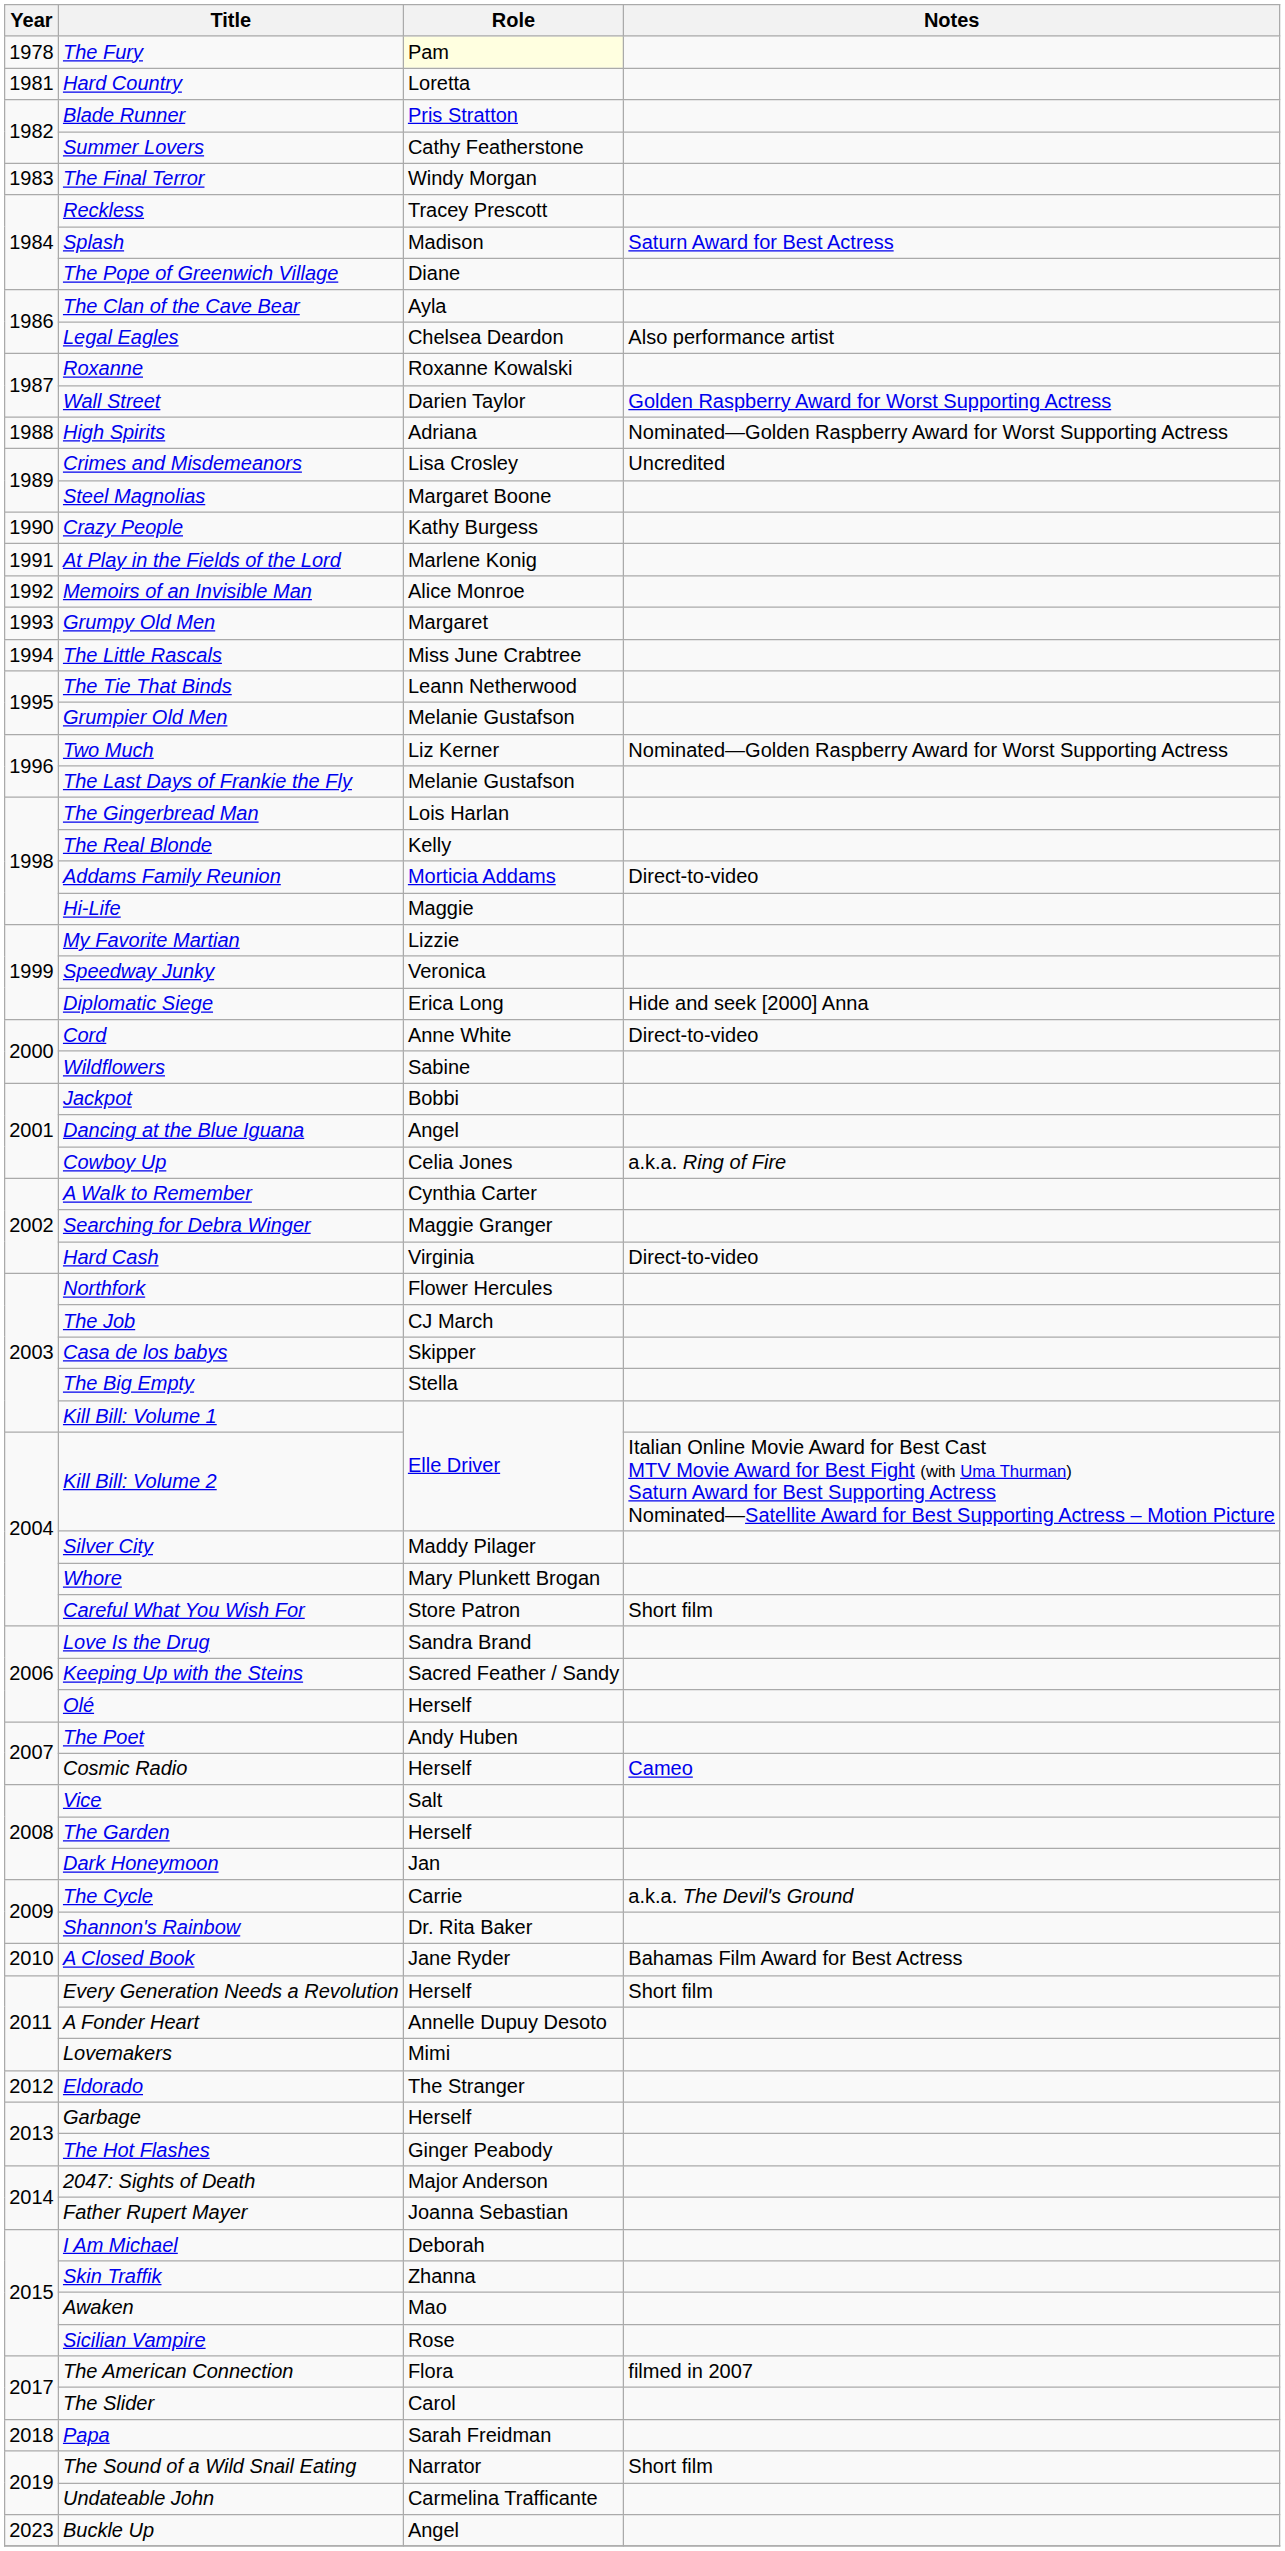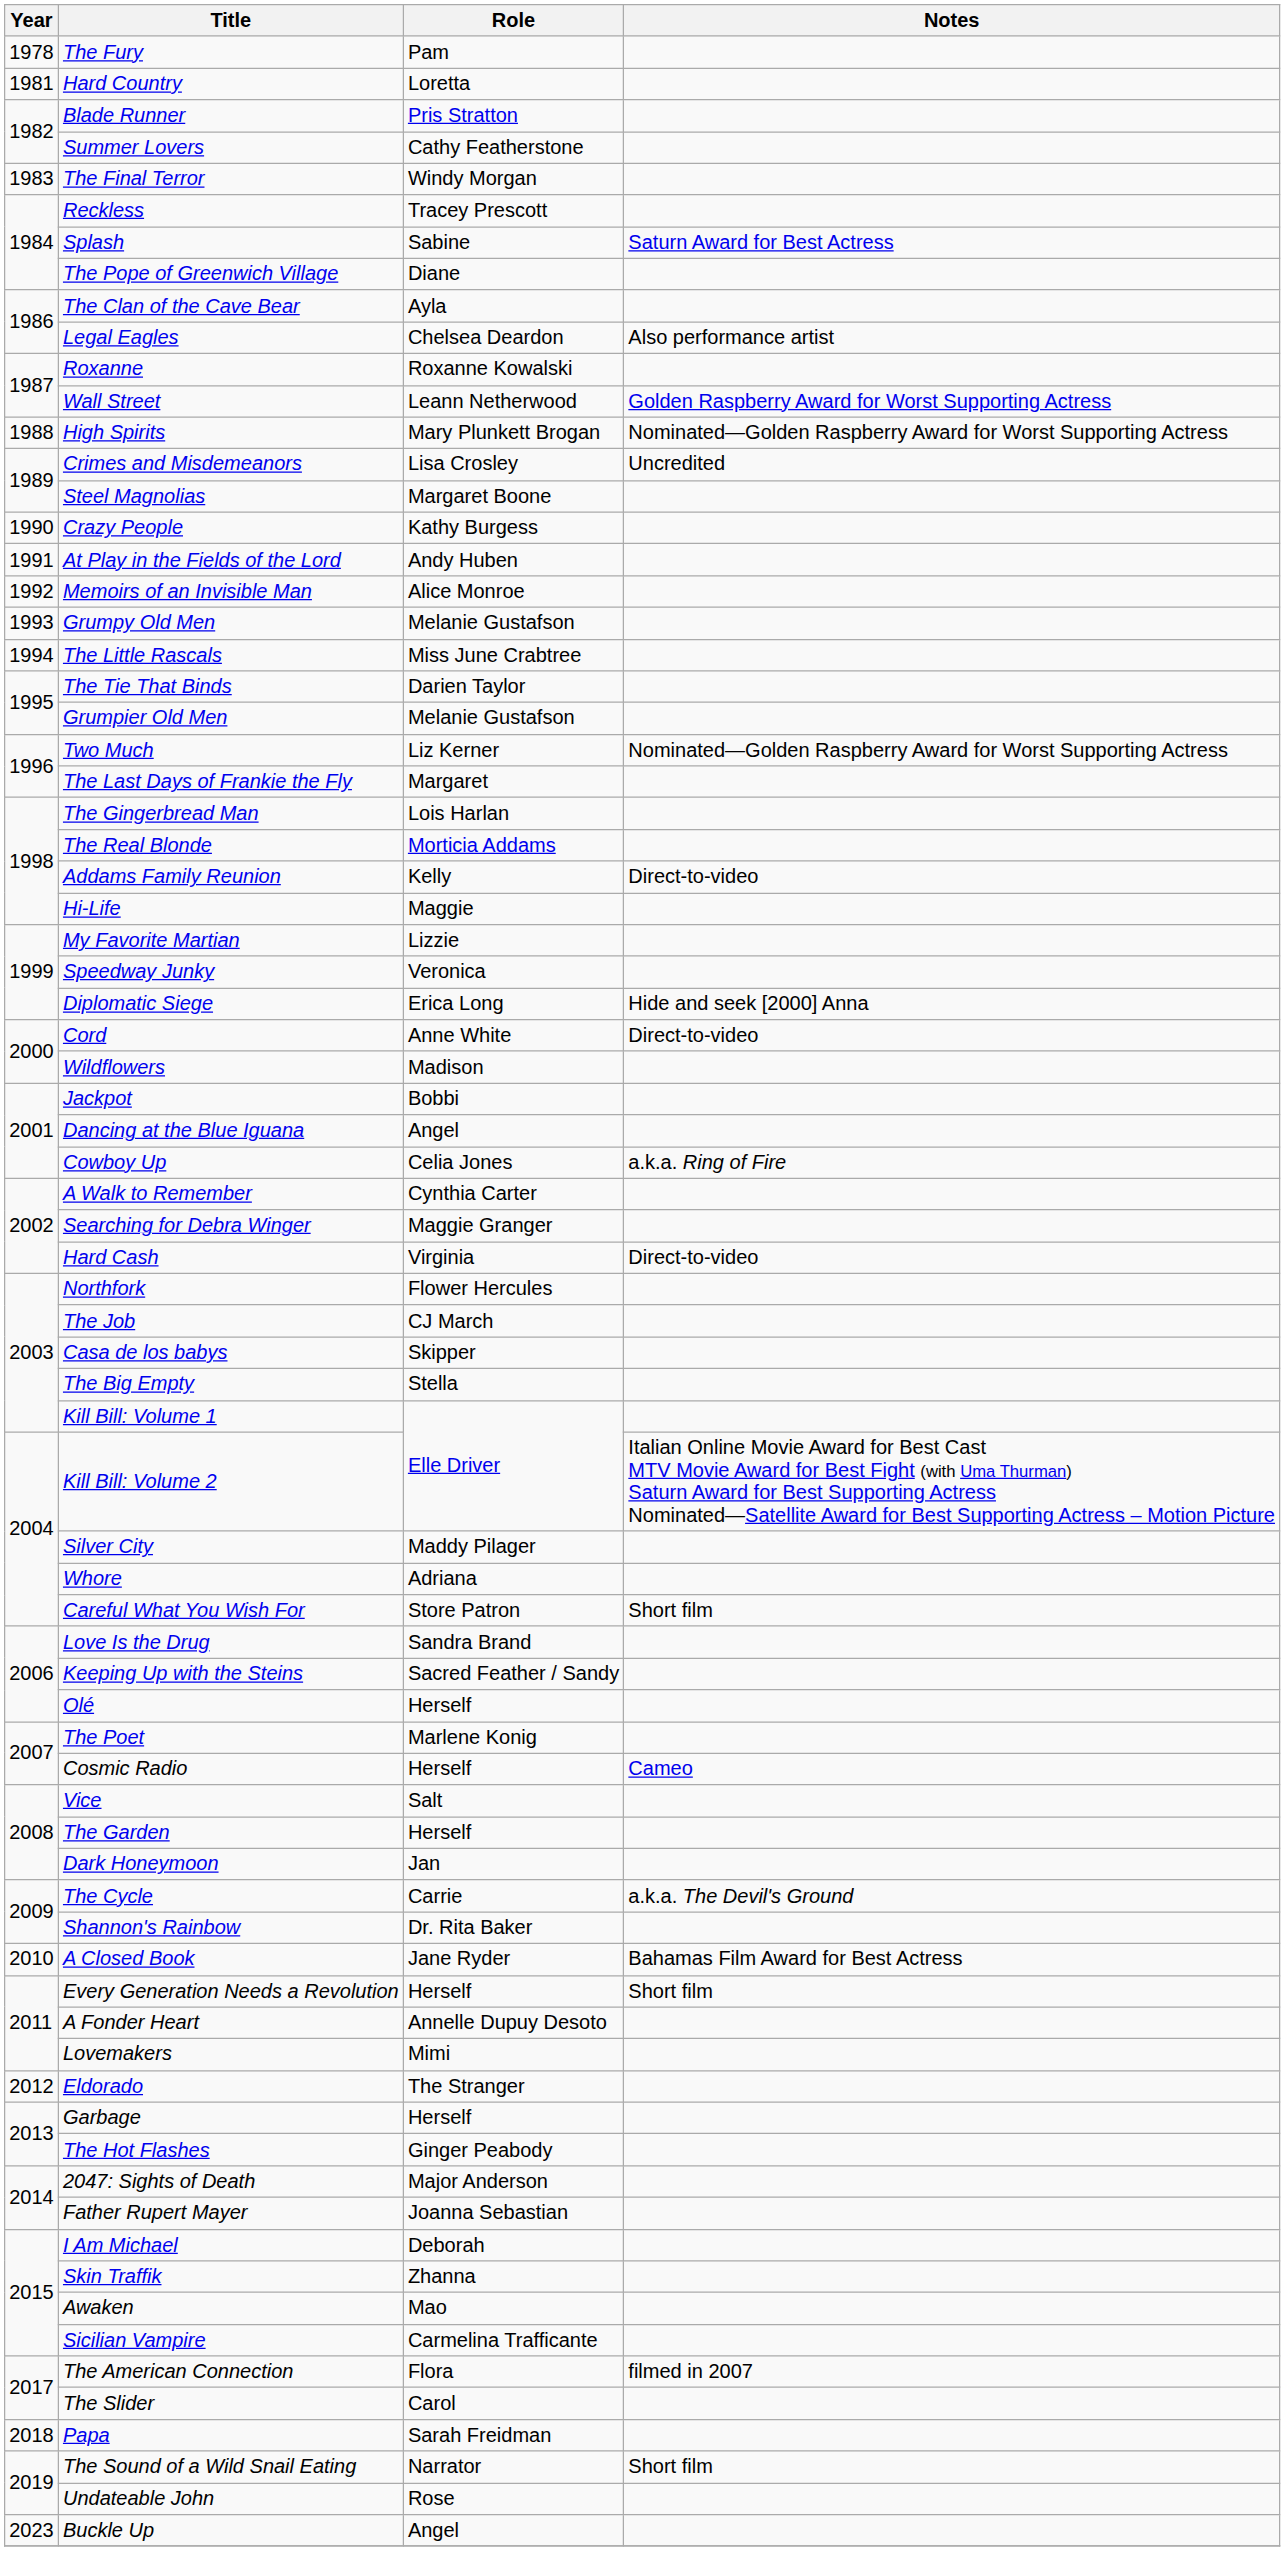(428, 52) lightyellow background -> (428, 52) no background
(446, 242) Madison -> (439, 242) Sabine
(467, 400) Darien Taylor -> (492, 400) Leann Netherwood
(442, 432) Adriana -> (504, 432) Mary Plunkett Brogan
(472, 559) Marlene Konig -> (463, 559) Andy Huben
(448, 623) Margaret -> (491, 623) Melanie Gustafson
(492, 686) Leann Netherwood -> (467, 686) Darien Taylor
(491, 781) Melanie Gustafson -> (448, 781) Margaret
(430, 845) Kelly -> (482, 845) Morticia Addams
(482, 876) Morticia Addams -> (430, 876) Kelly
(439, 1067) Sabine -> (446, 1067) Madison
(504, 1578) Mary Plunkett Brogan -> (442, 1578) Adriana
(463, 1737) Andy Huben -> (472, 1737) Marlene Konig
(431, 2339) Rose -> (503, 2339) Carmelina Trafficante
(503, 2498) Carmelina Trafficante -> (431, 2498) Rose
